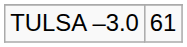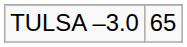(163, 23) 61 -> (163, 23) 65
